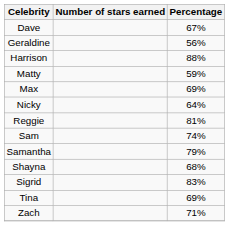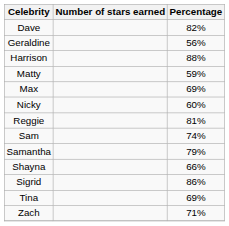(196, 27) 67% -> (196, 27) 82%
(196, 105) 64% -> (196, 105) 60%
(196, 167) 68% -> (196, 167) 66%
(196, 182) 83% -> (196, 182) 86%
